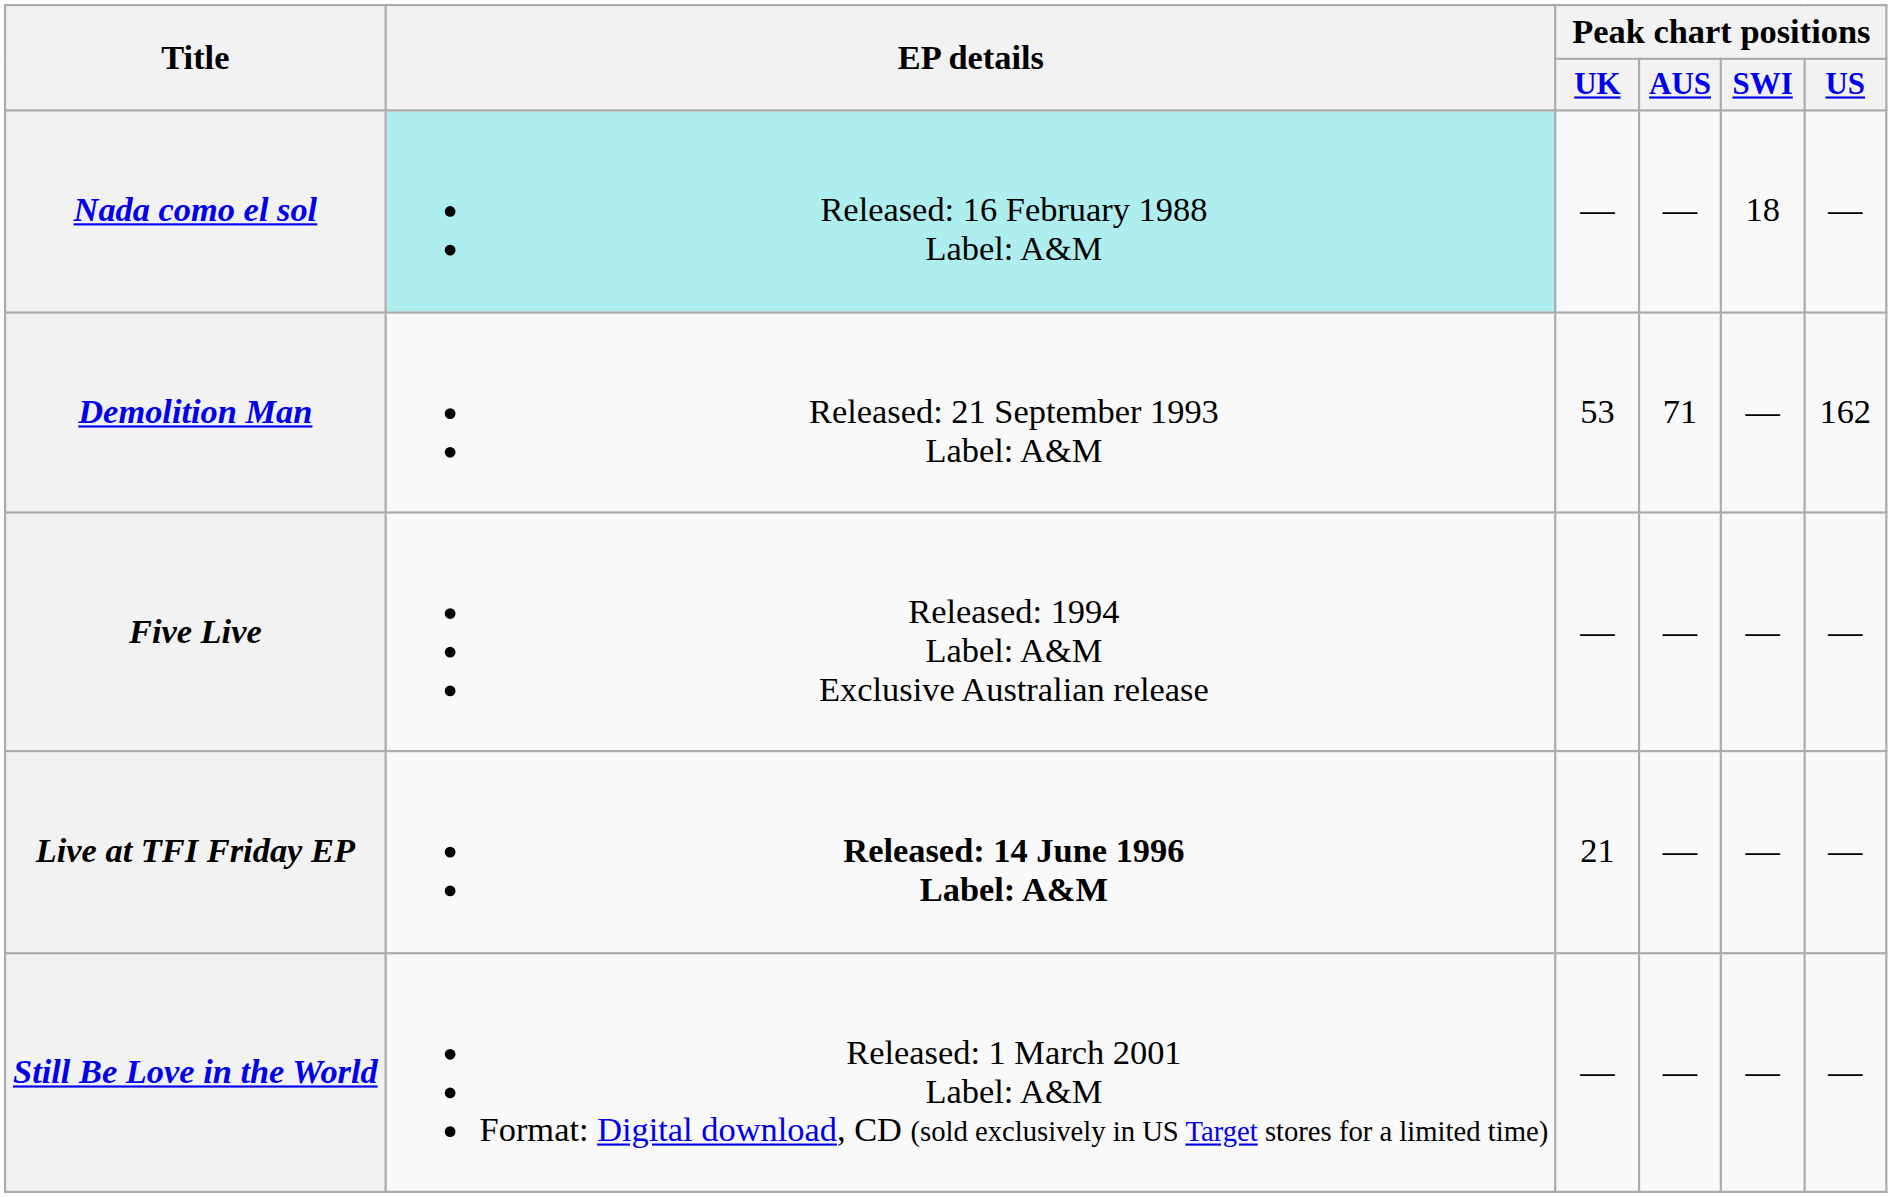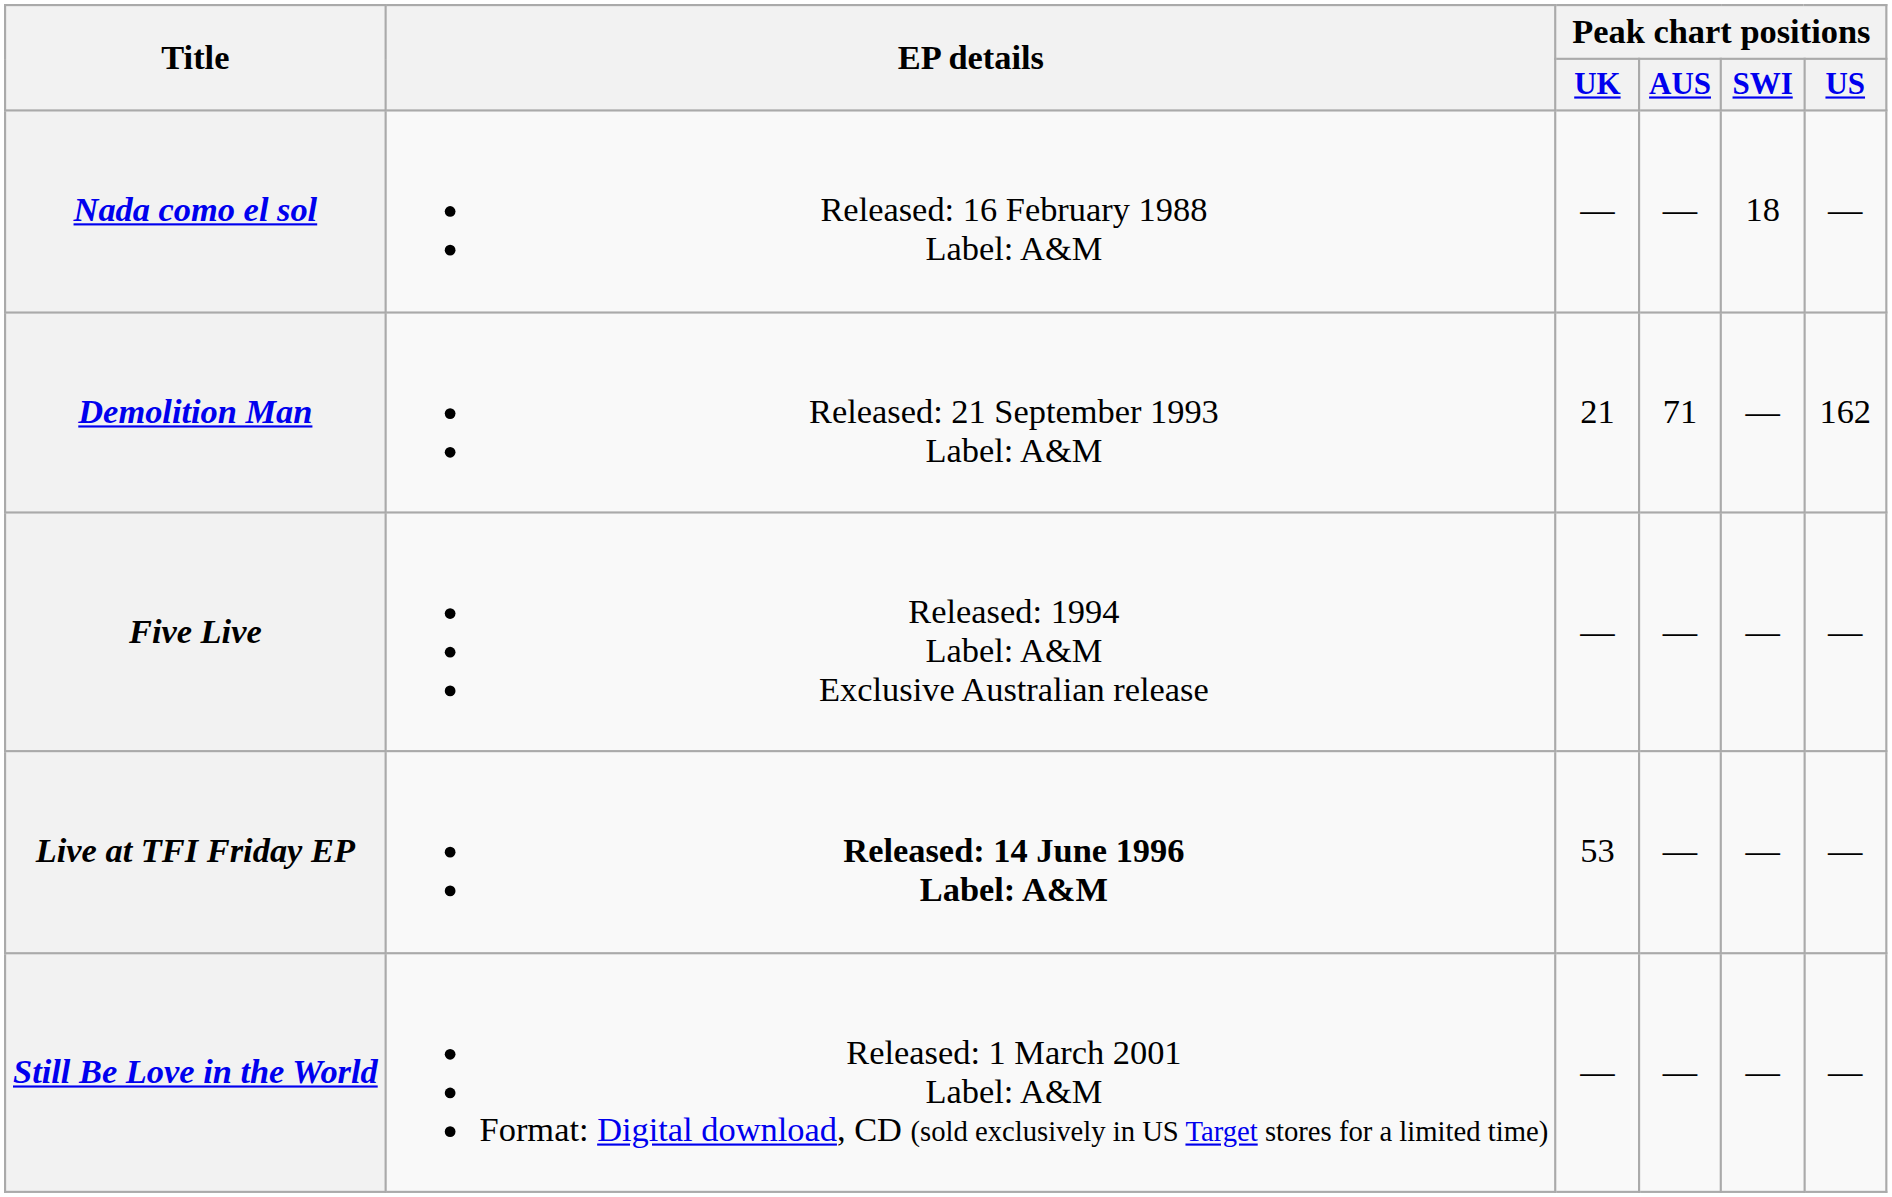(971, 230) paleturquoise background -> (971, 230) no background
(1597, 411) 53 -> (1597, 411) 21
(1597, 851) 21 -> (1597, 851) 53
